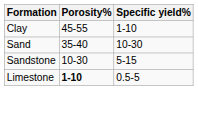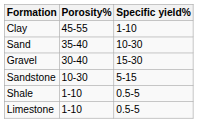+ row: (22, 61)
+ row: (20, 93)
(72, 77) bold -> (72, 110) normal
